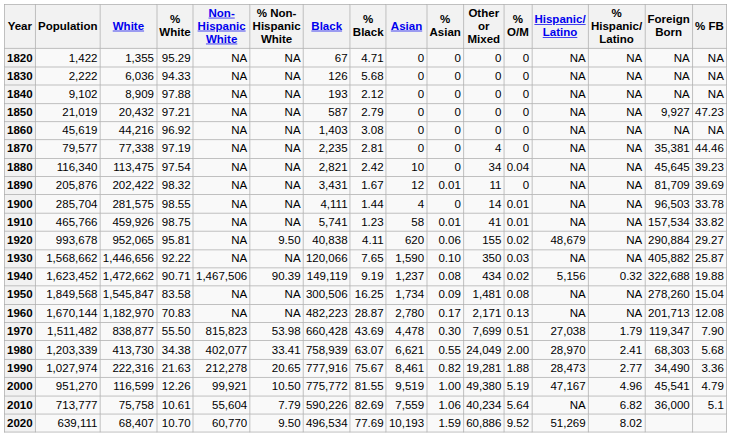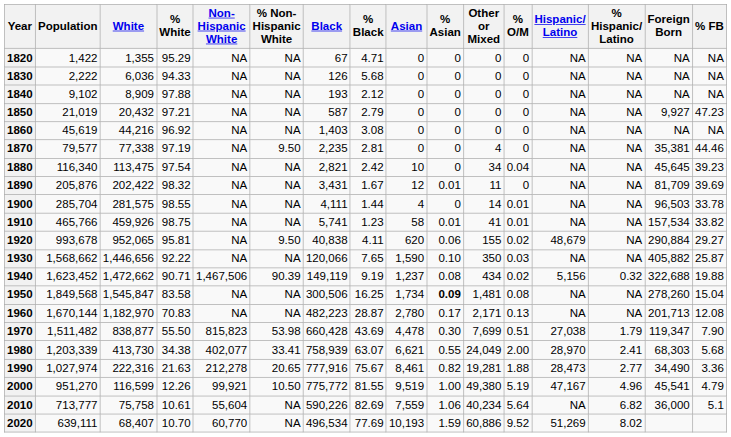(293, 149) NA -> (289, 149) 9.50
(450, 295) normal -> (450, 295) bold
(289, 404) 7.79 -> (293, 404) NA
(289, 423) 9.50 -> (293, 423) NA
